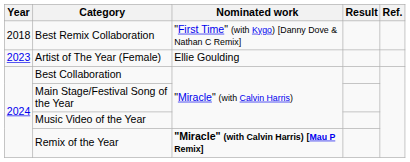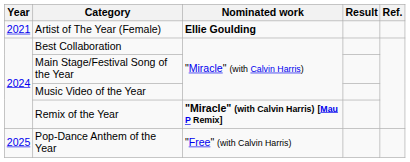- row: (95, 35)
(19, 58) 2023 -> (19, 29) 2021
(207, 58) normal -> (220, 29) bold
+ row: (96, 143)
